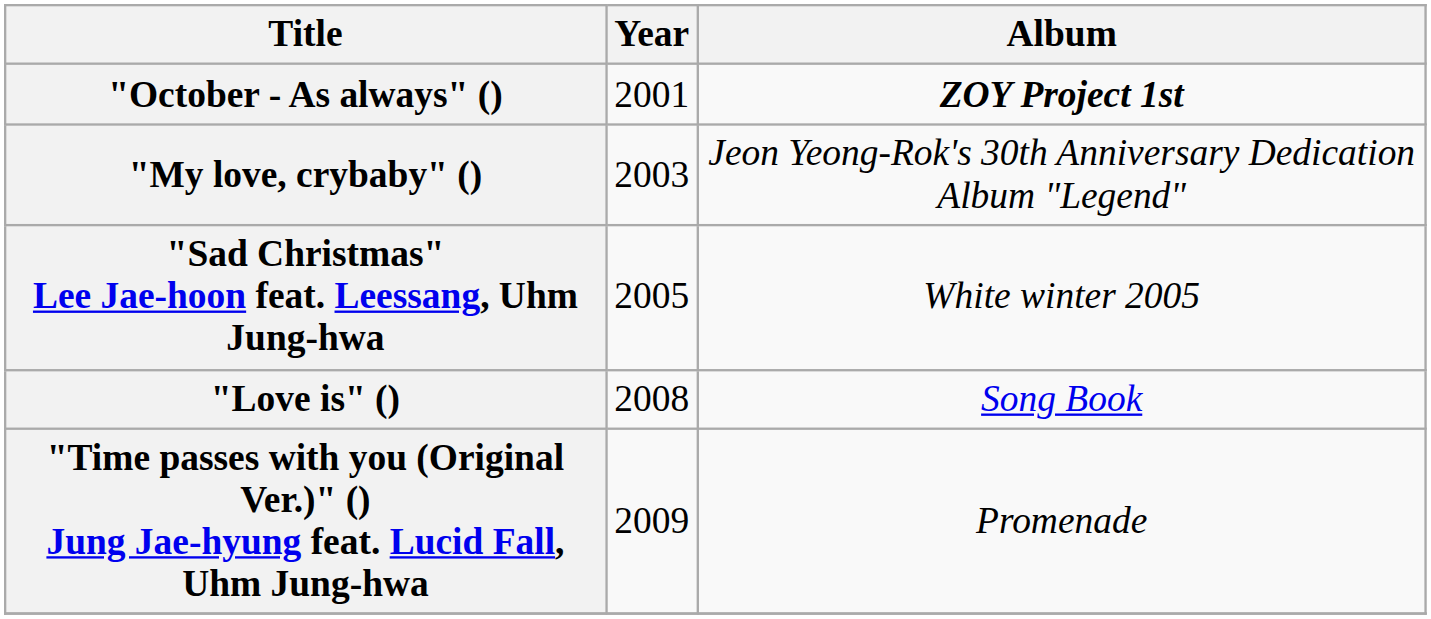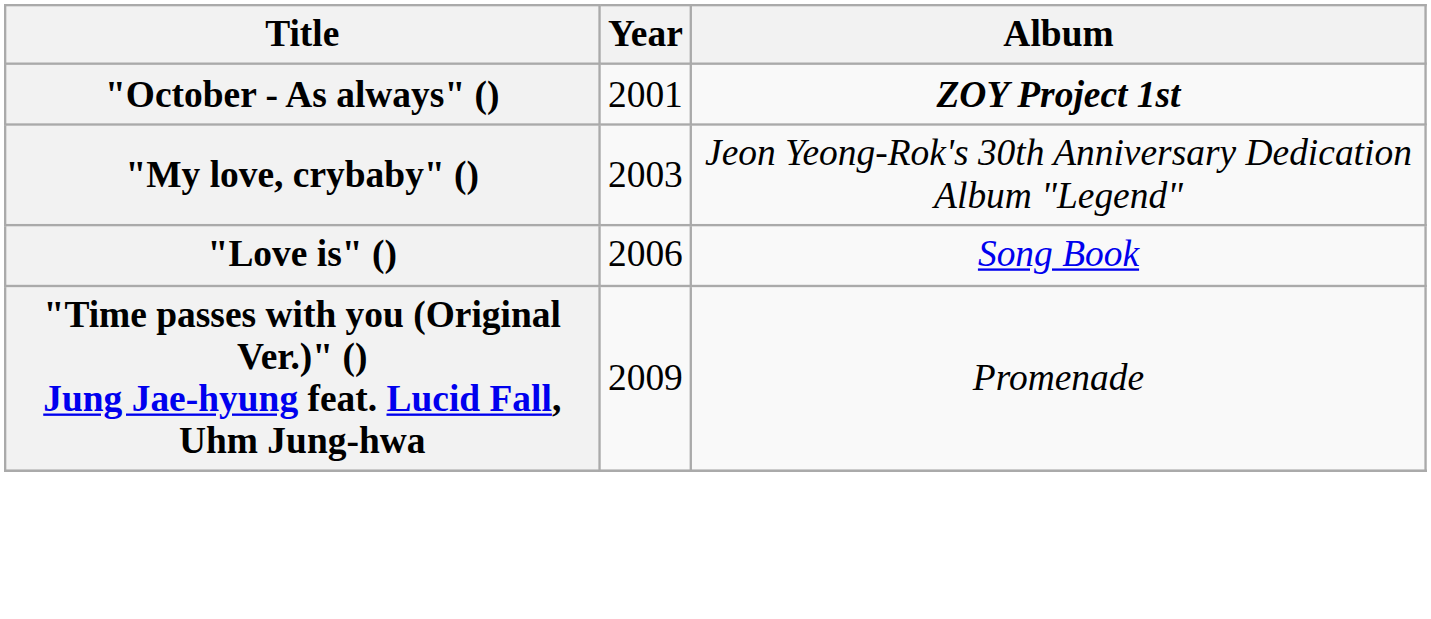- row: (305, 296)
(652, 398) 2008 -> (645, 254) 2006
